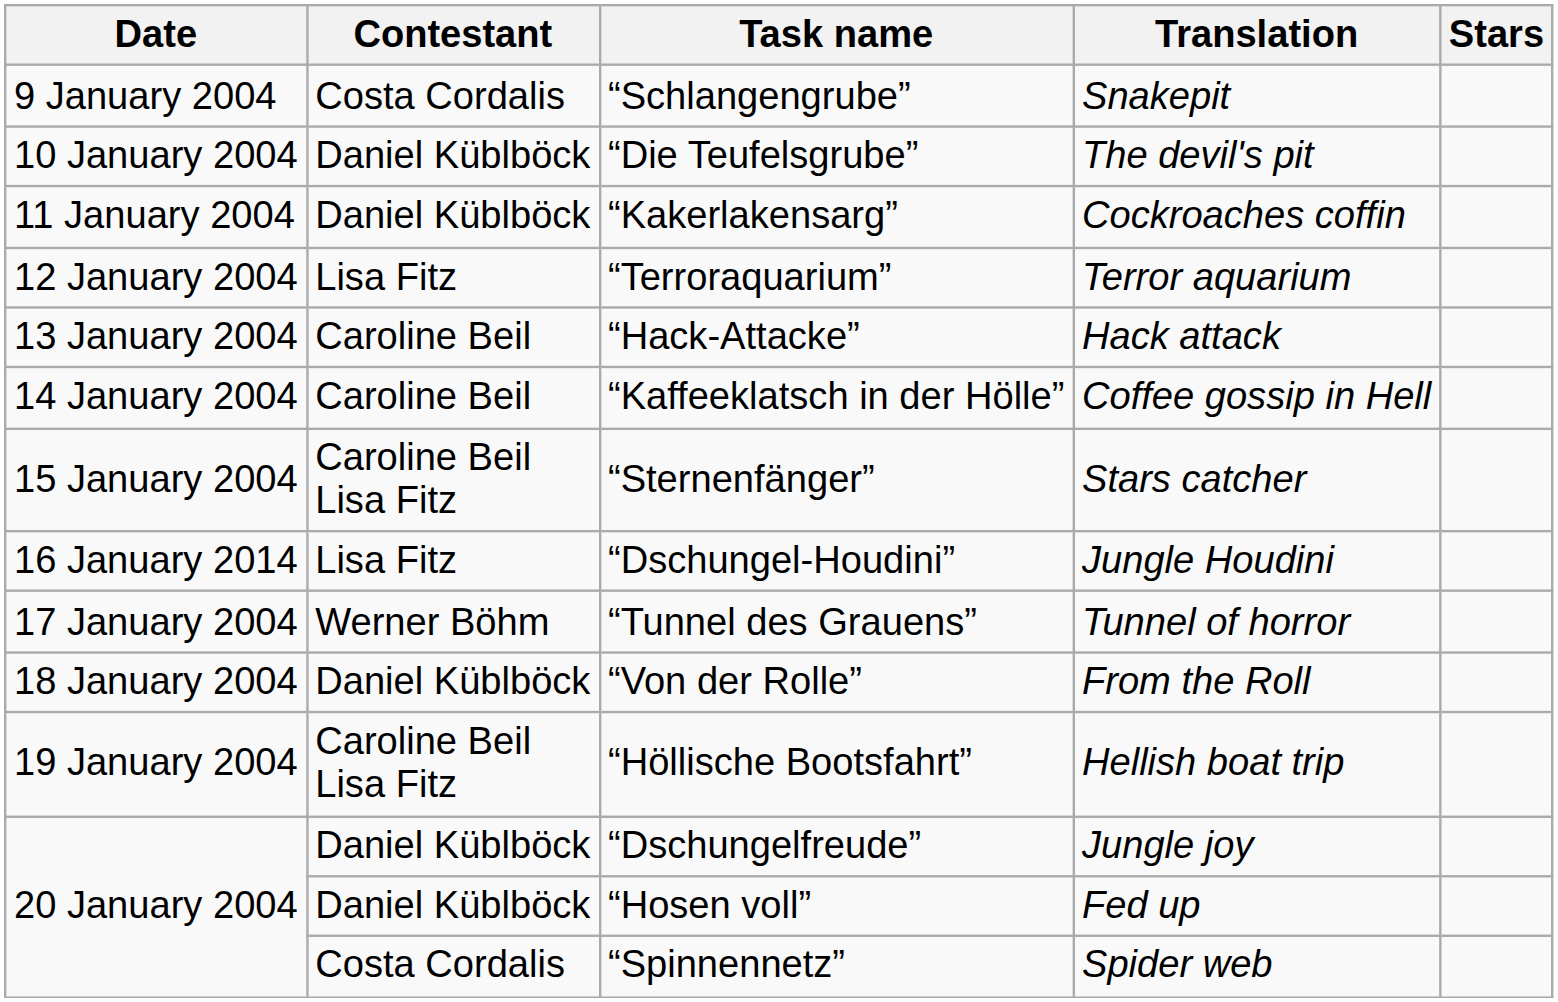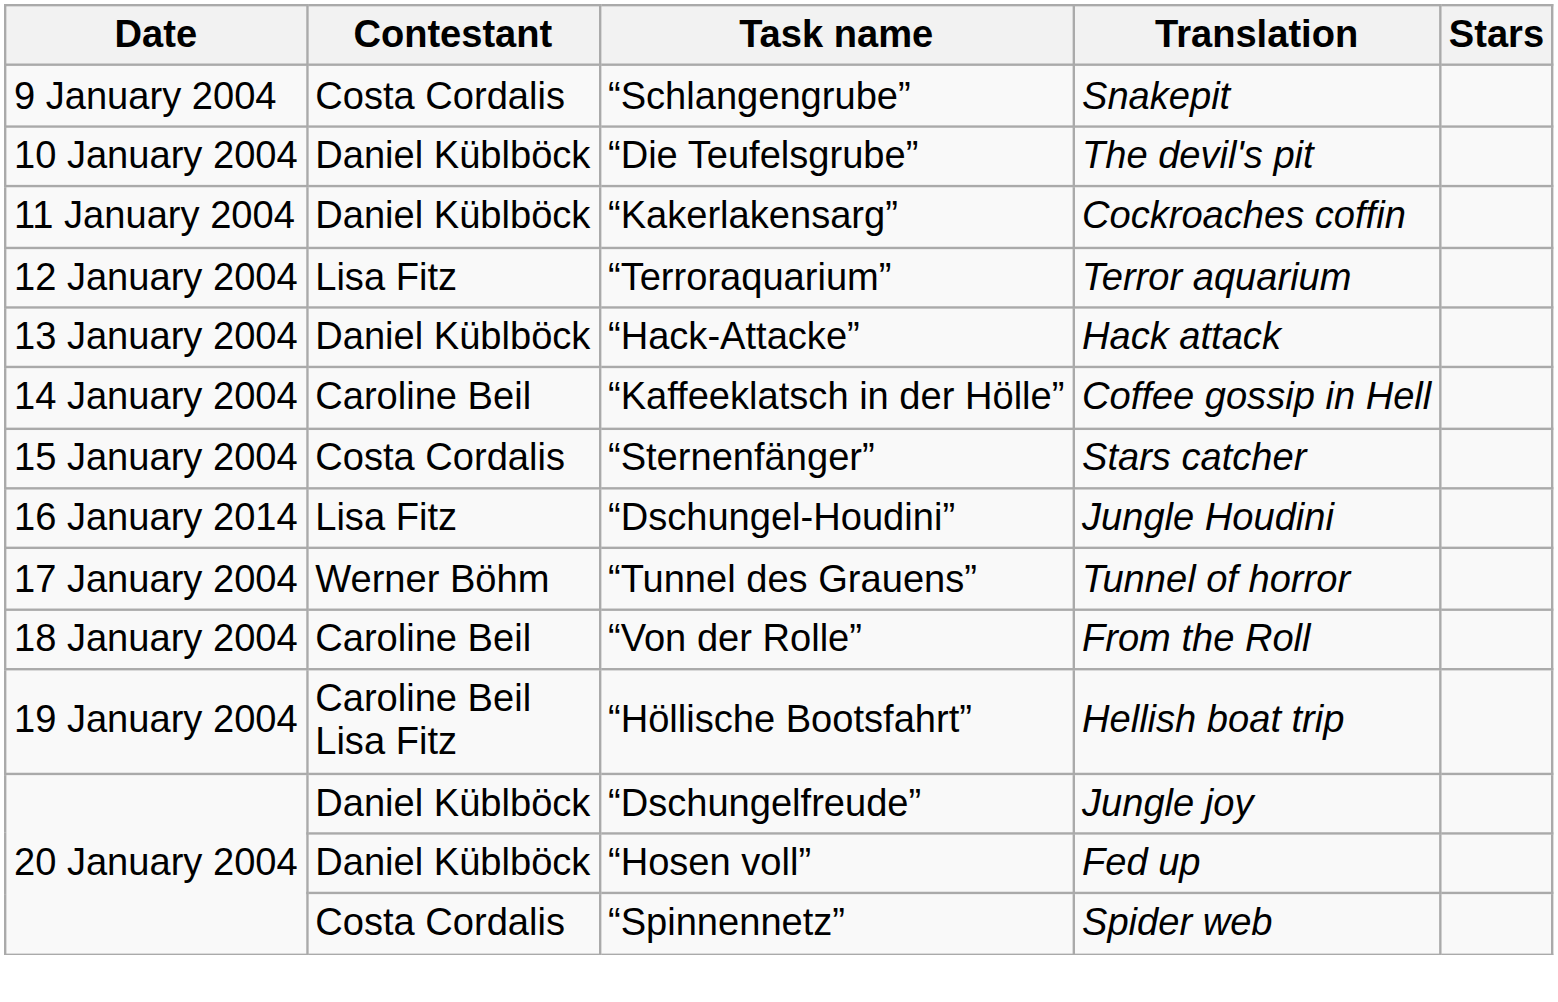(423, 336) Caroline Beil -> (453, 336) Daniel Küblböck
(423, 478) Caroline Beil Lisa Fitz -> (440, 457) Costa Cordalis
(453, 681) Daniel Küblböck -> (423, 638) Caroline Beil
